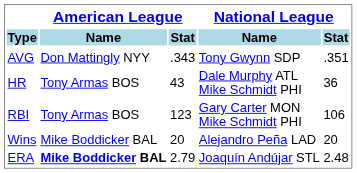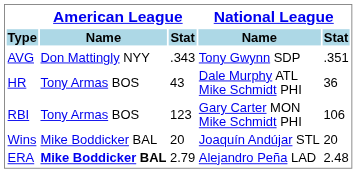(258, 140) Alejandro Peña LAD -> (259, 140) Joaquín Andújar STL
(259, 158) Joaquín Andújar STL -> (258, 158) Alejandro Peña LAD
